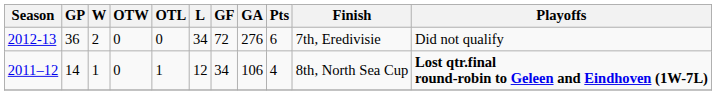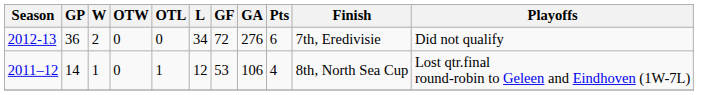(221, 70) 34 -> (221, 70) 53
(561, 70) bold -> (553, 70) normal
